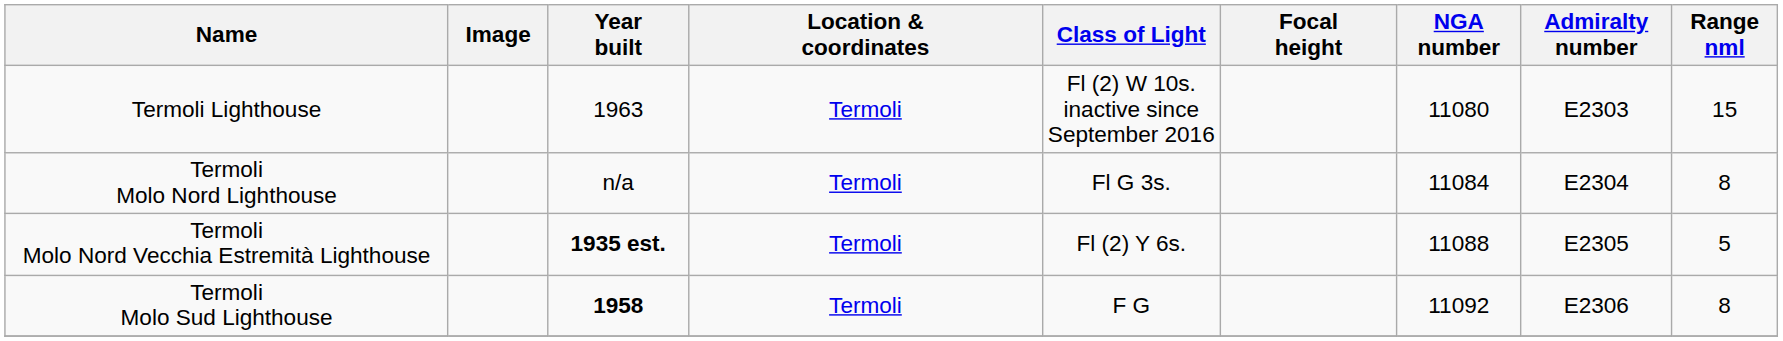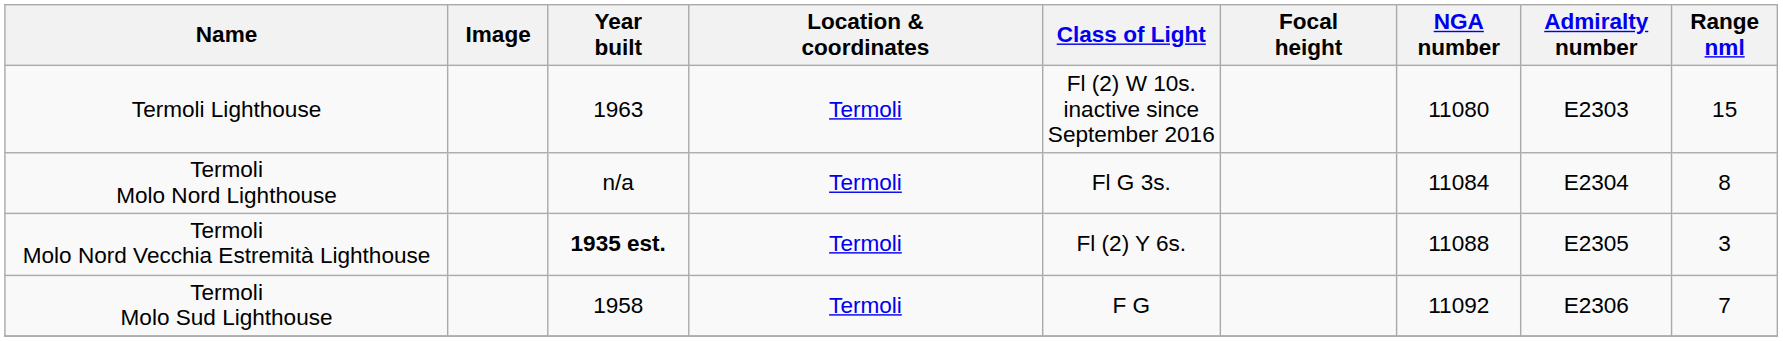(1725, 243) 5 -> (1725, 243) 3
(618, 305) bold -> (618, 305) normal
(1725, 305) 8 -> (1725, 305) 7
